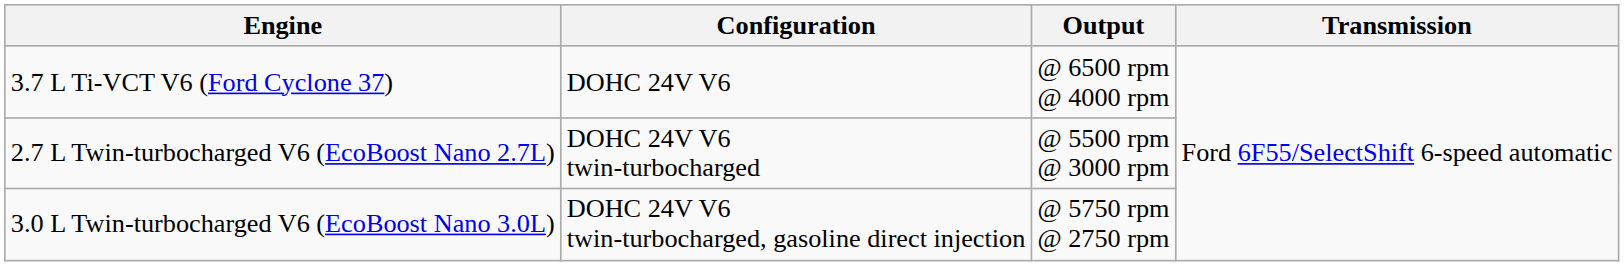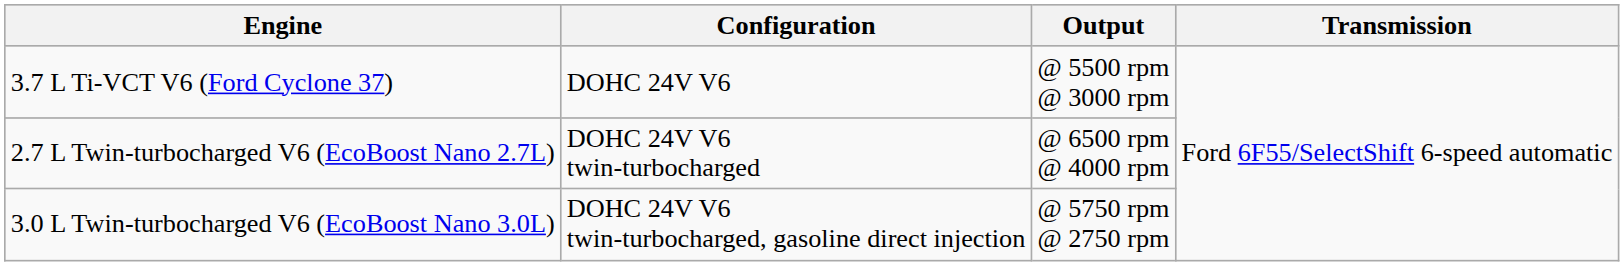(1103, 81) @ 6500 rpm @ 4000 rpm -> (1103, 81) @ 5500 rpm @ 3000 rpm
(1103, 152) @ 5500 rpm @ 3000 rpm -> (1103, 152) @ 6500 rpm @ 4000 rpm
